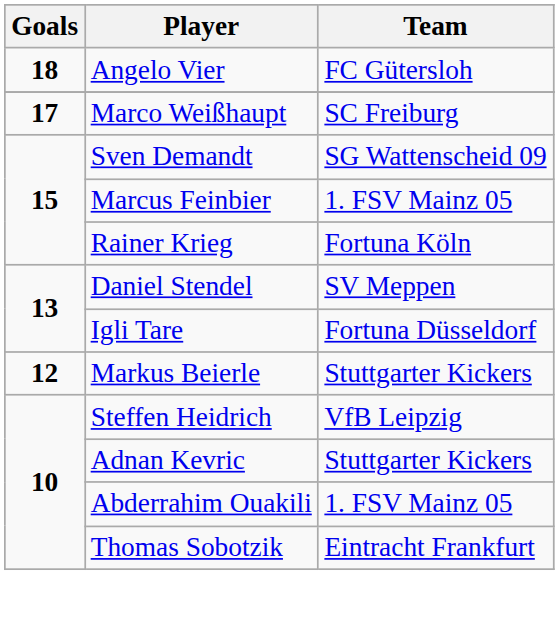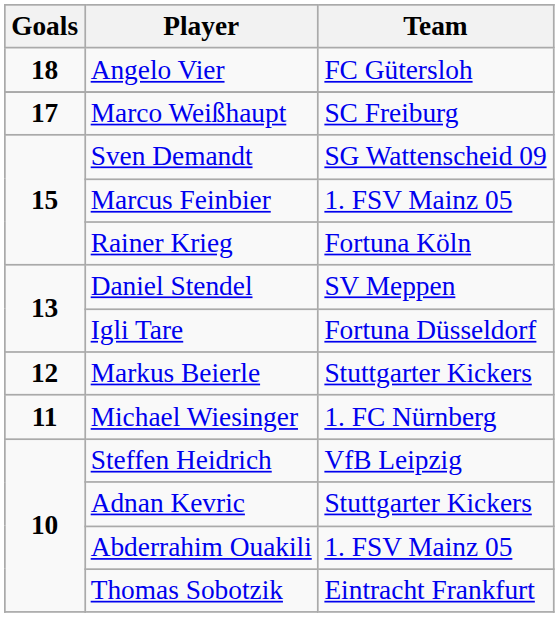+ row: (194, 416)
